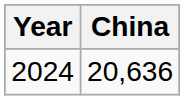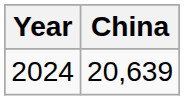(130, 71) 20,636 -> (130, 71) 20,639
